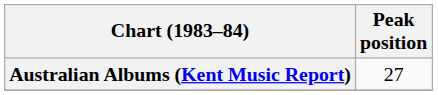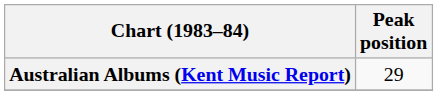(394, 74) 27 -> (394, 74) 29
